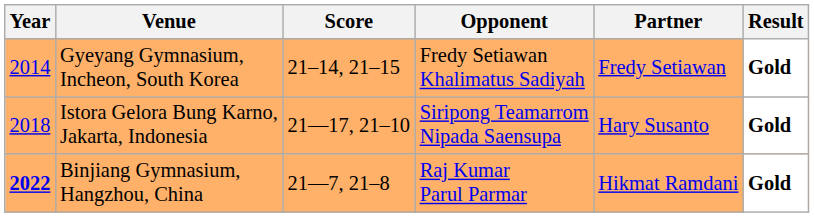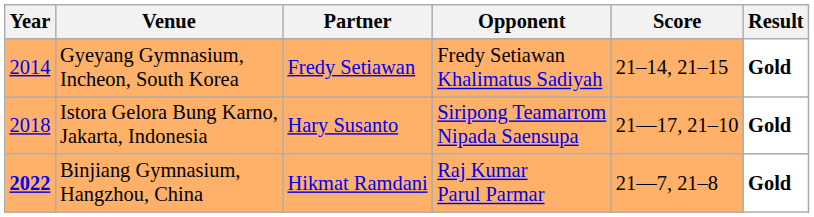columns swapped: (668, 21) <-> (349, 21)
